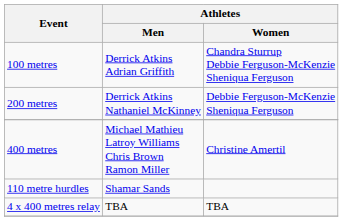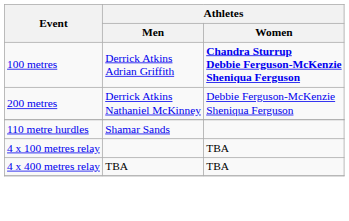(271, 65) normal -> (274, 65) bold
- row: (32, 149)
+ row: (53, 148)
